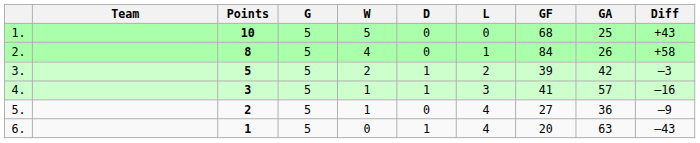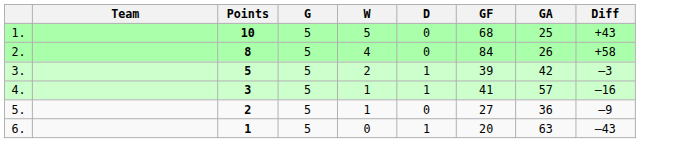- column: (486, 14)
